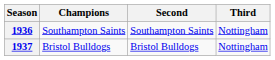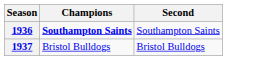- column: (243, 13)
(84, 30) normal -> (87, 30) bold
